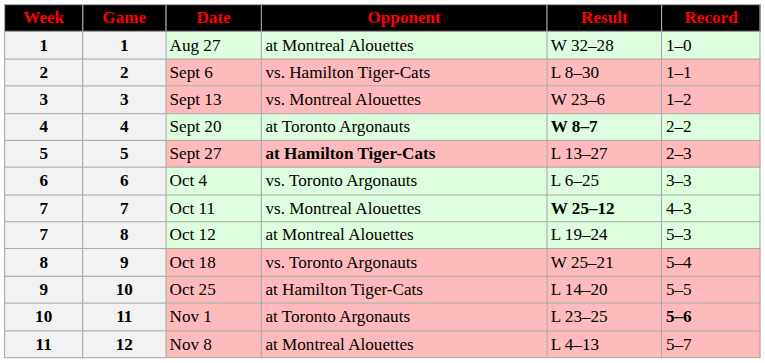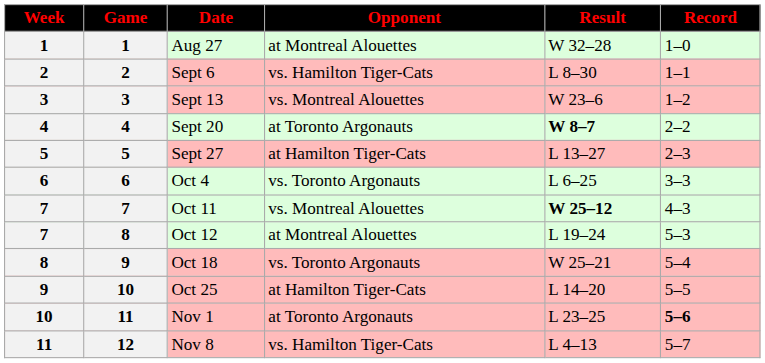(350, 153) bold -> (347, 153) normal
(340, 343) at Montreal Alouettes -> (351, 343) vs. Hamilton Tiger-Cats
